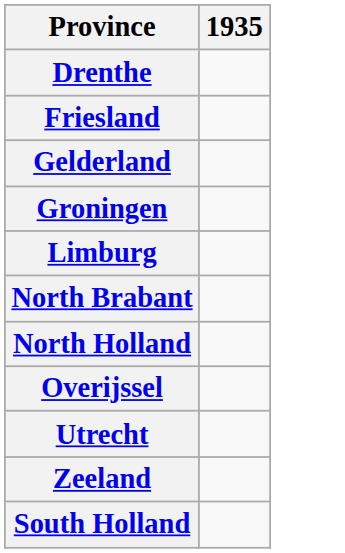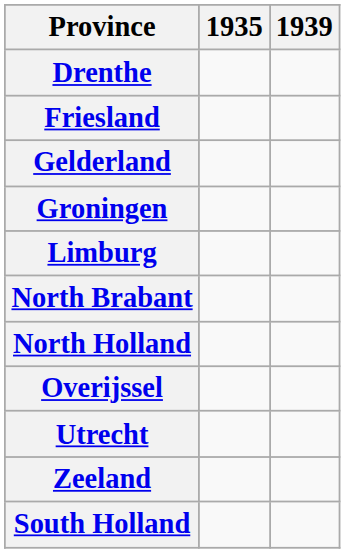+ column: (304, 27)
